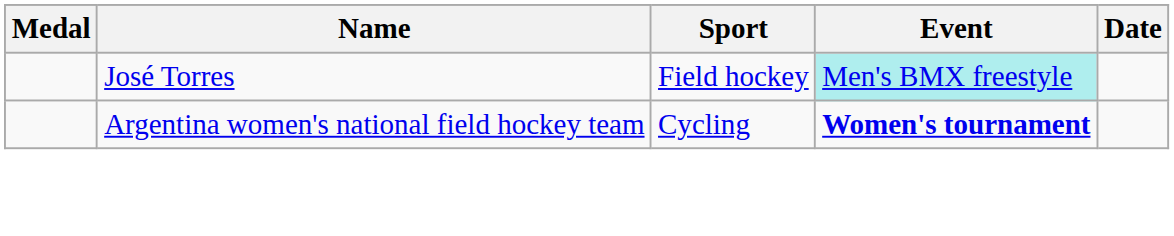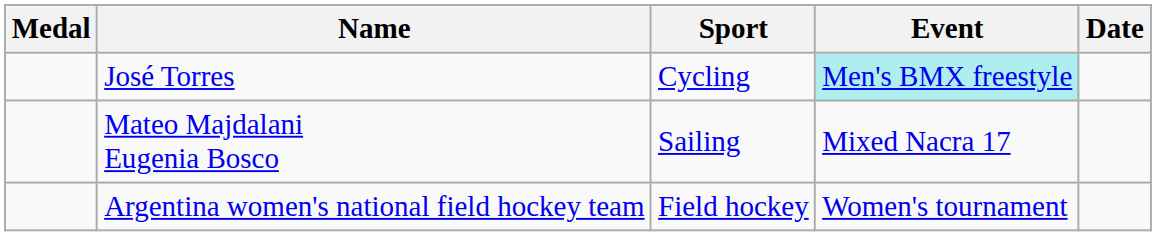(733, 76) Field hockey -> (704, 76) Cycling
+ row: (204, 141)
(704, 124) Cycling -> (733, 206) Field hockey
(956, 124) bold -> (945, 206) normal
